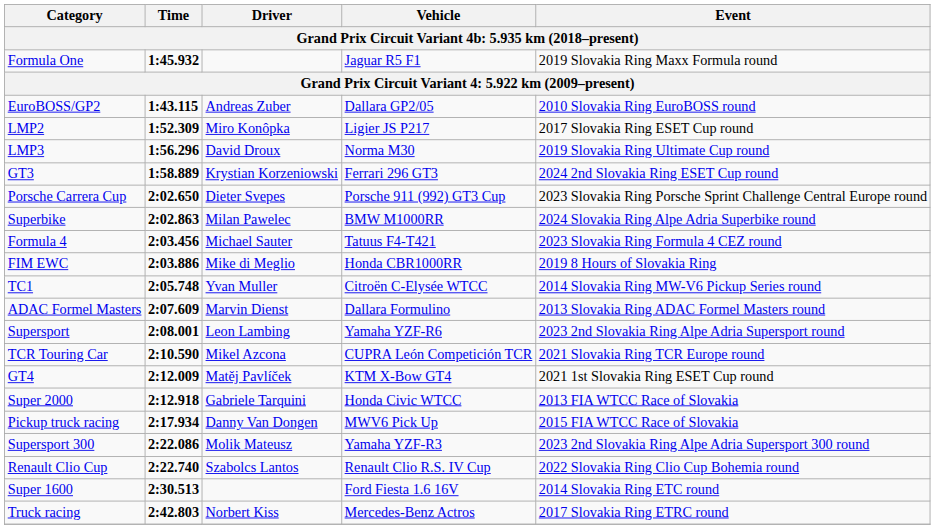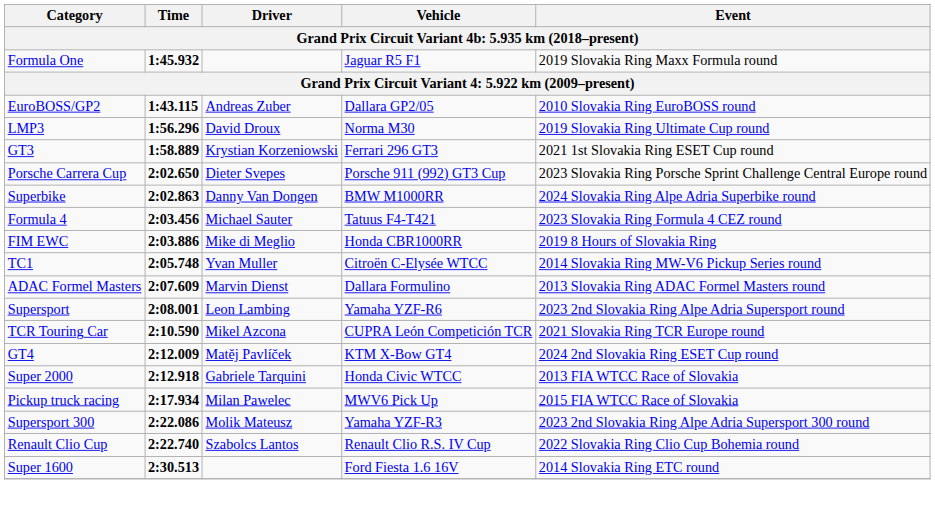- row: (26, 128)
(659, 173) 2024 2nd Slovakia Ring ESET Cup round -> (656, 151) 2021 1st Slovakia Ring ESET Cup round
(248, 219) Milan Pawelec -> (262, 196) Danny Van Dongen
(656, 377) 2021 1st Slovakia Ring ESET Cup round -> (659, 354) 2024 2nd Slovakia Ring ESET Cup round
(262, 422) Danny Van Dongen -> (248, 399) Milan Pawelec
- row: (44, 512)
